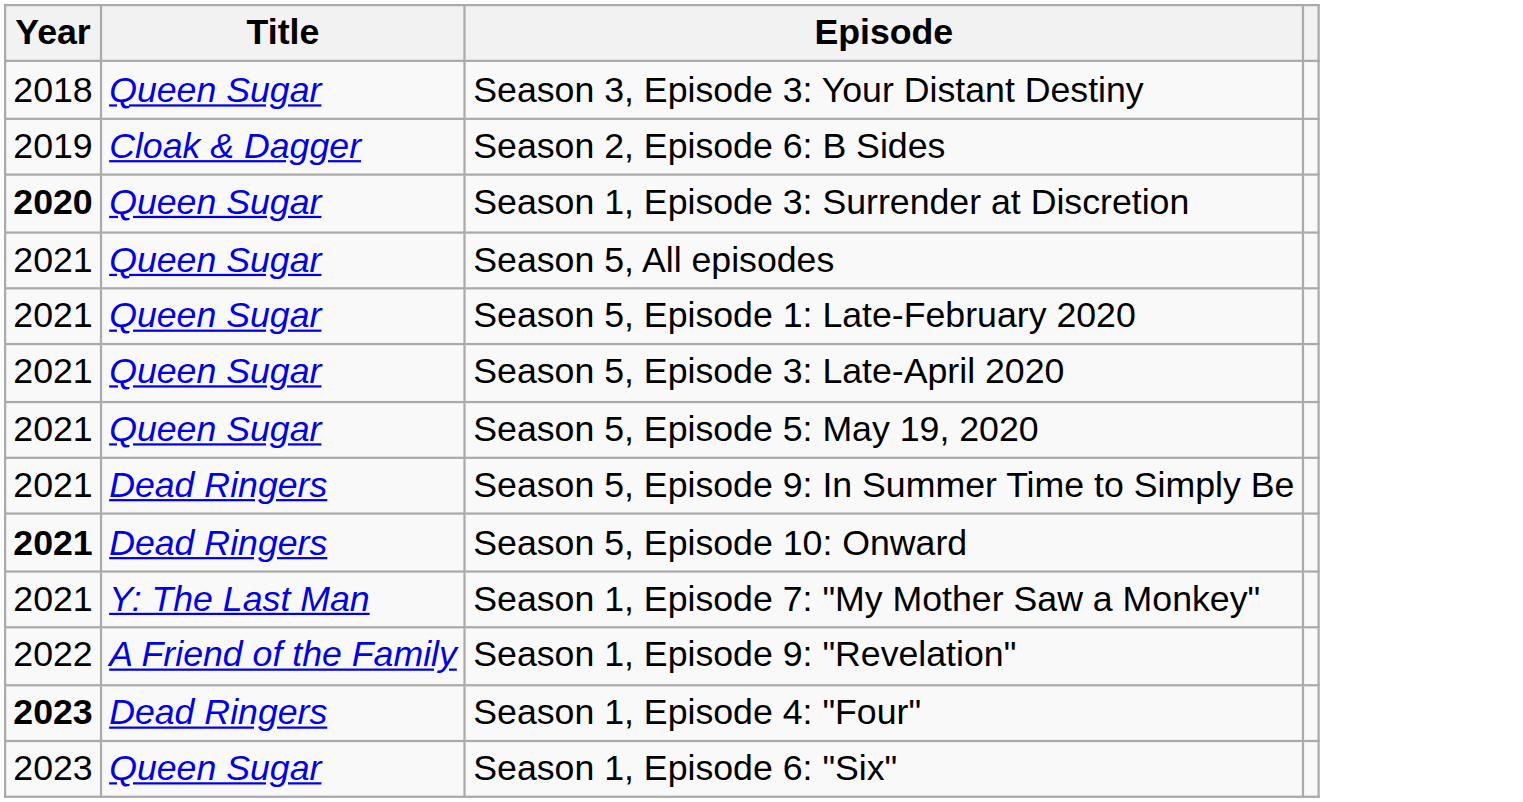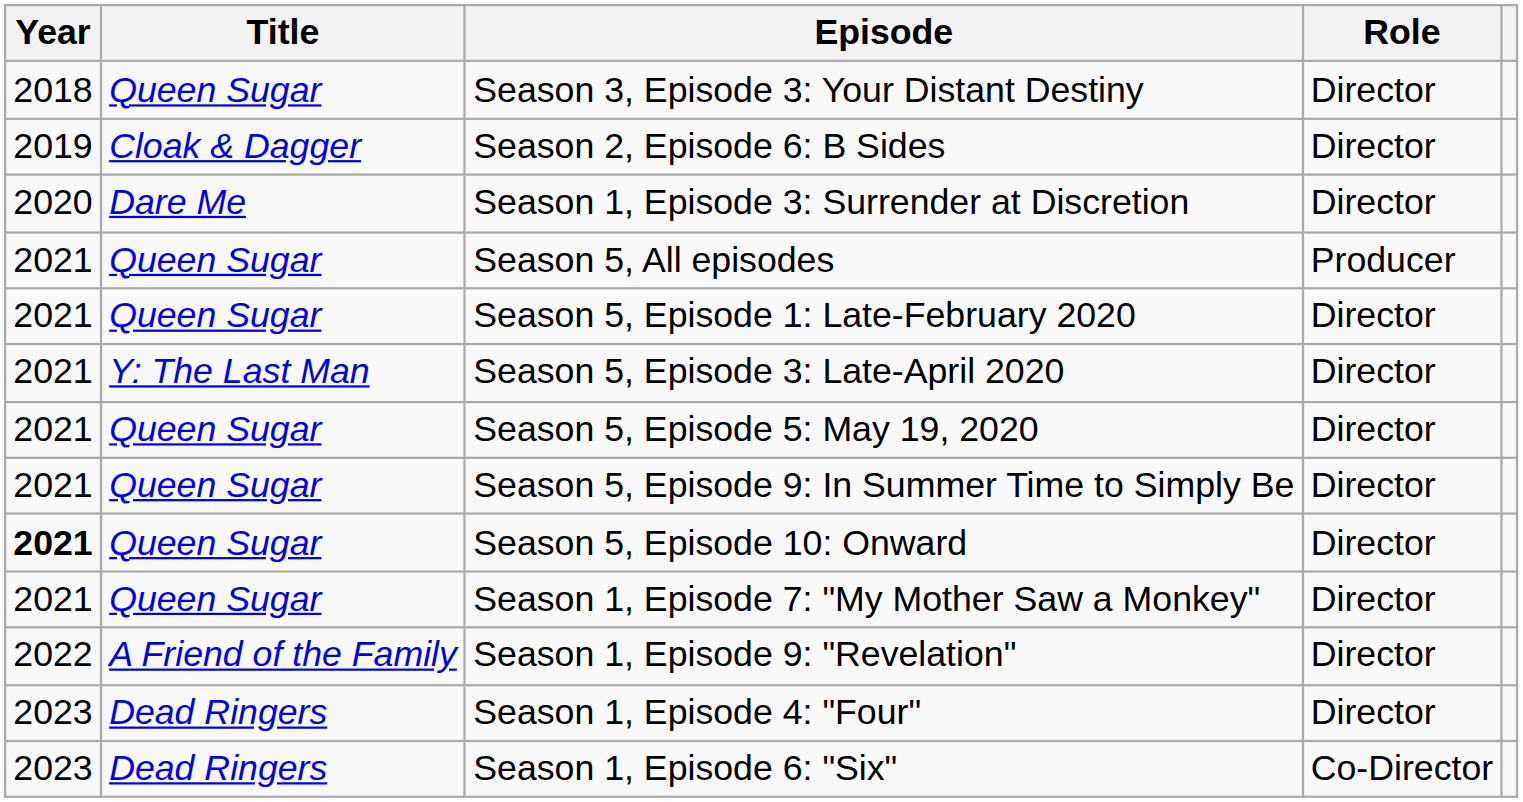+ column: (1402, 32)
(53, 202) bold -> (53, 202) normal
(215, 202) Queen Sugar -> (178, 202) Dare Me
(215, 372) Queen Sugar -> (239, 372) Y: The Last Man
(218, 485) Dead Ringers -> (215, 485) Queen Sugar
(218, 542) Dead Ringers -> (215, 542) Queen Sugar
(239, 598) Y: The Last Man -> (215, 598) Queen Sugar
(53, 711) bold -> (53, 711) normal
(215, 768) Queen Sugar -> (218, 768) Dead Ringers
